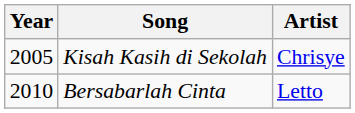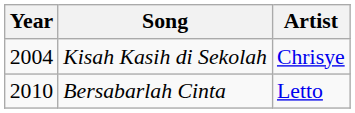(31, 56) 2005 -> (31, 56) 2004
